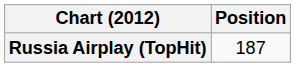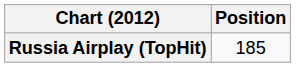(251, 47) 187 -> (251, 47) 185
